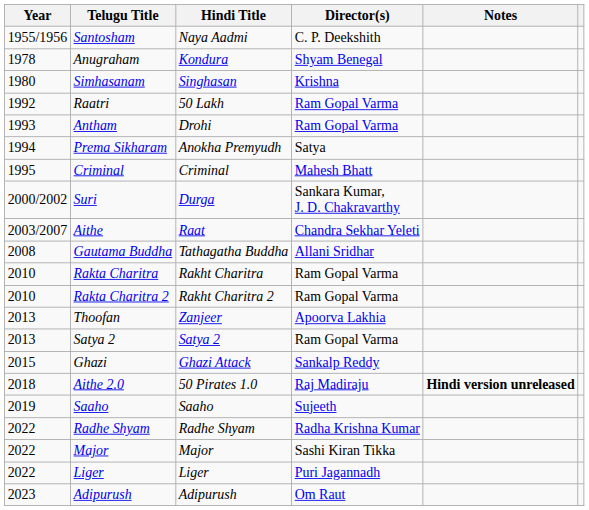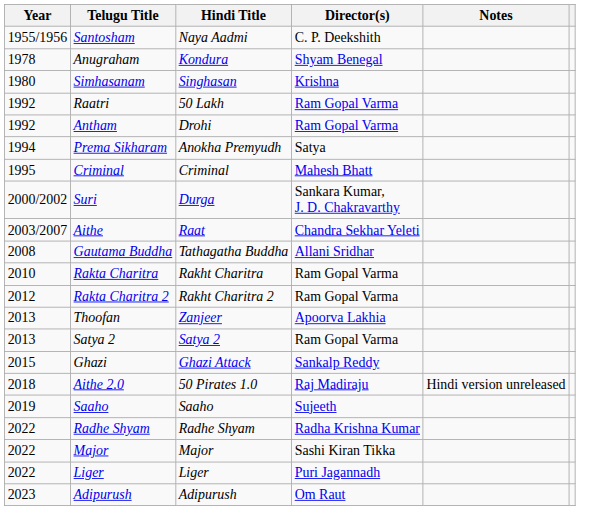(22, 125) 1993 -> (22, 125) 1992
(22, 296) 2010 -> (22, 296) 2012
(501, 384) bold -> (496, 384) normal
